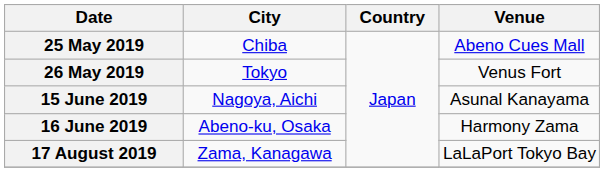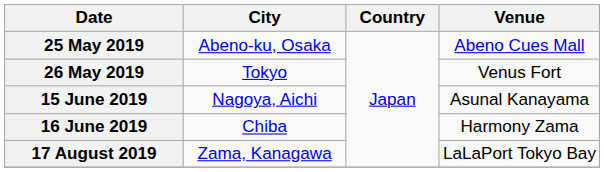(265, 45) Chiba -> (265, 45) Abeno-ku, Osaka
(265, 126) Abeno-ku, Osaka -> (265, 126) Chiba
